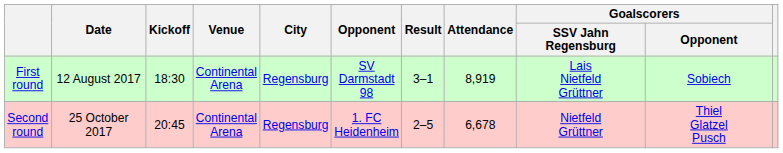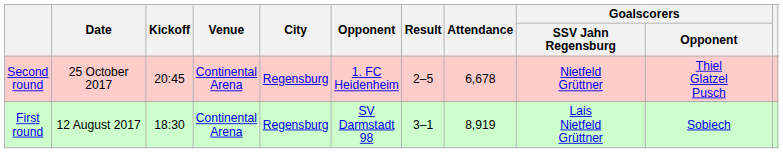rows swapped: (28, 78) <-> (28, 124)
